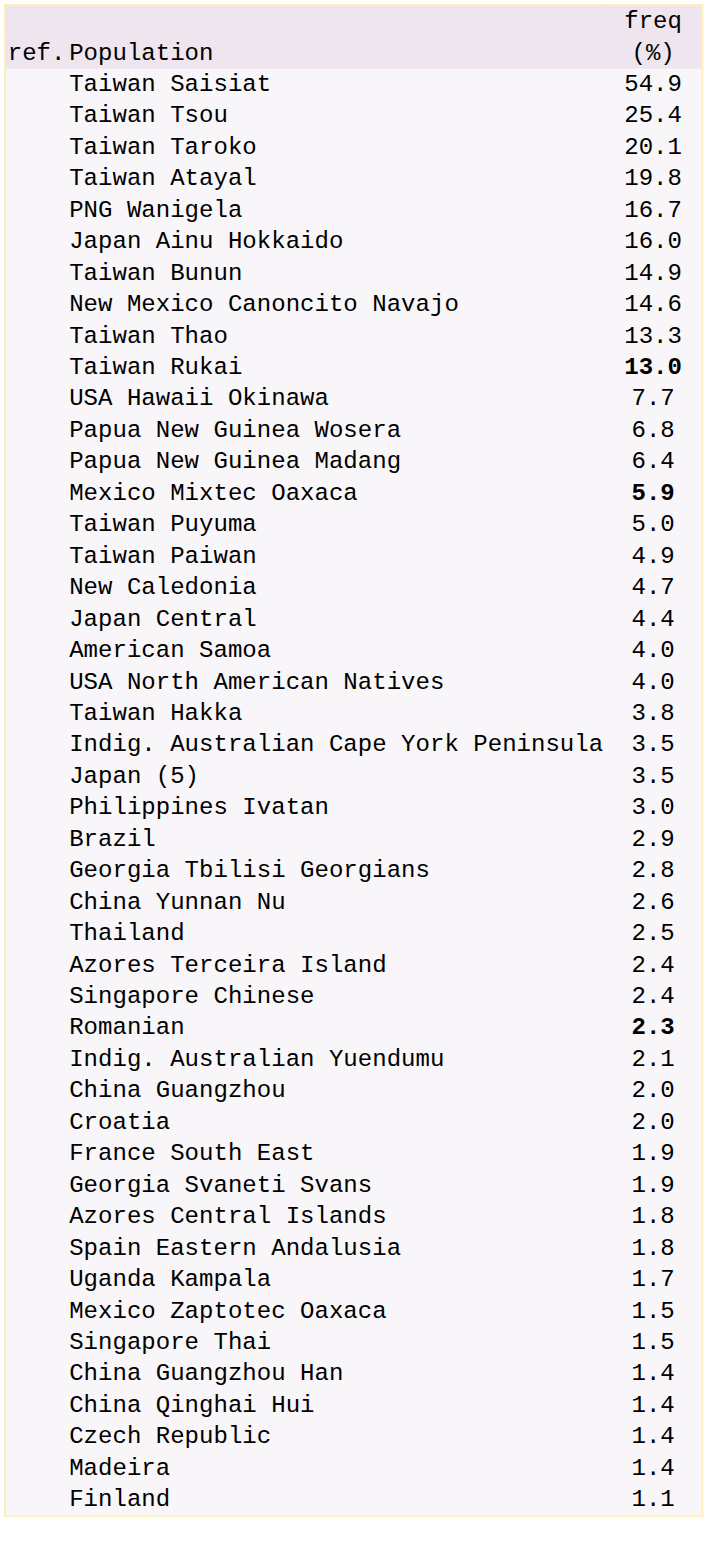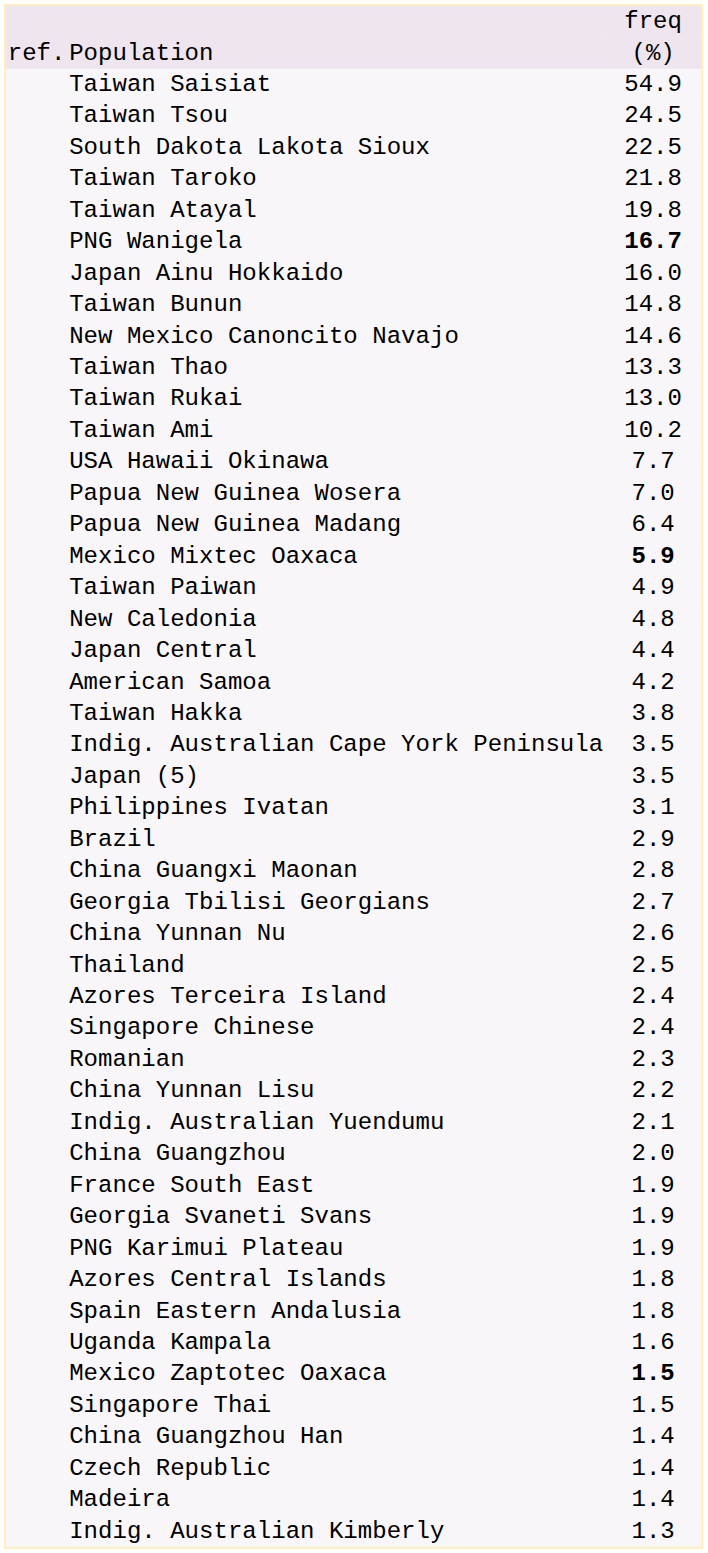(653, 116) 25.4 -> (653, 116) 24.5
+ row: (250, 147)
(653, 147) 20.1 -> (653, 179) 21.8
(653, 210) normal -> (653, 242) bold
(653, 273) 14.9 -> (653, 305) 14.8
(653, 368) bold -> (653, 399) normal
+ row: (141, 430)
(653, 430) 6.8 -> (653, 493) 7.0
- row: (163, 525)
(653, 588) 4.7 -> (653, 619) 4.8
(653, 651) 4.0 -> (653, 682) 4.2
- row: (257, 682)
(653, 808) 3.0 -> (653, 808) 3.1
+ row: (213, 871)
(653, 871) 2.8 -> (653, 902) 2.7
(653, 1028) bold -> (653, 1059) normal
+ row: (192, 1091)
- row: (120, 1122)
+ row: (206, 1248)
(653, 1280) 1.7 -> (653, 1342) 1.6
(653, 1311) normal -> (653, 1374) bold
- row: (192, 1405)
+ row: (257, 1531)
- row: (120, 1500)
